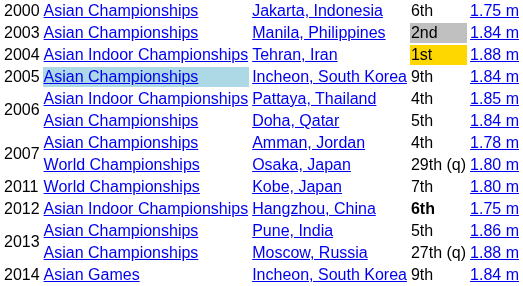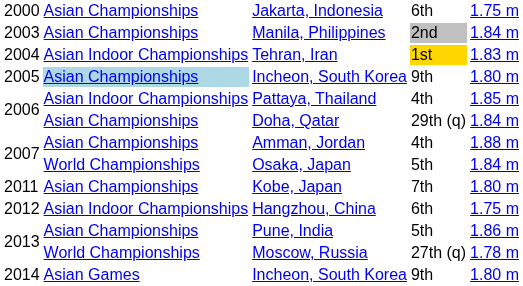(495, 54) 1.88 m -> (495, 54) 1.83 m
(495, 76) 1.84 m -> (495, 76) 1.80 m
(422, 120) 5th -> (439, 120) 29th (q)
(495, 142) 1.78 m -> (495, 142) 1.88 m
(439, 164) 29th (q) -> (422, 164) 5th
(495, 164) 1.80 m -> (495, 164) 1.84 m
(122, 186) World Championships -> (121, 186) Asian Championships
(423, 208) bold -> (422, 208) normal
(121, 252) Asian Championships -> (122, 252) World Championships
(495, 252) 1.88 m -> (495, 252) 1.78 m
(495, 274) 1.84 m -> (495, 274) 1.80 m
